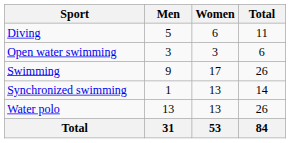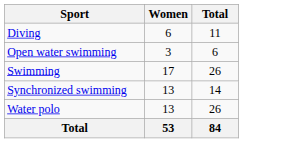- column: (168, 14)
